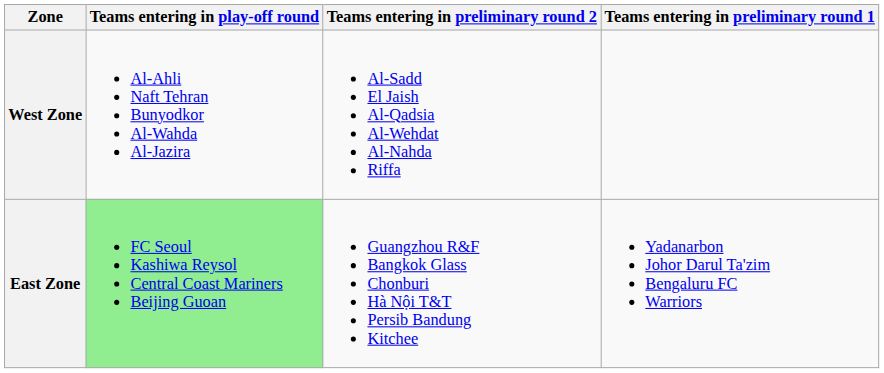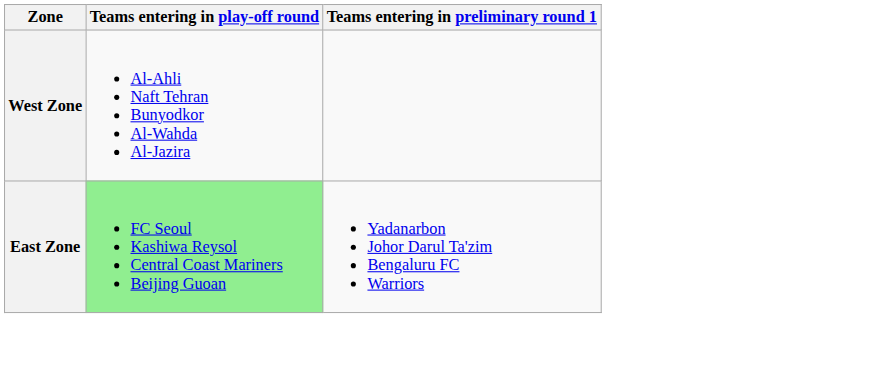- column: (462, 17)
